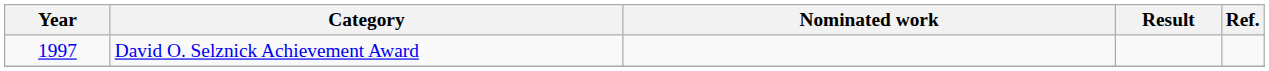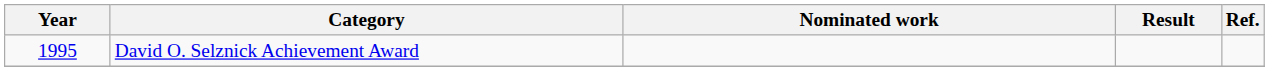(57, 50) 1997 -> (57, 50) 1995
